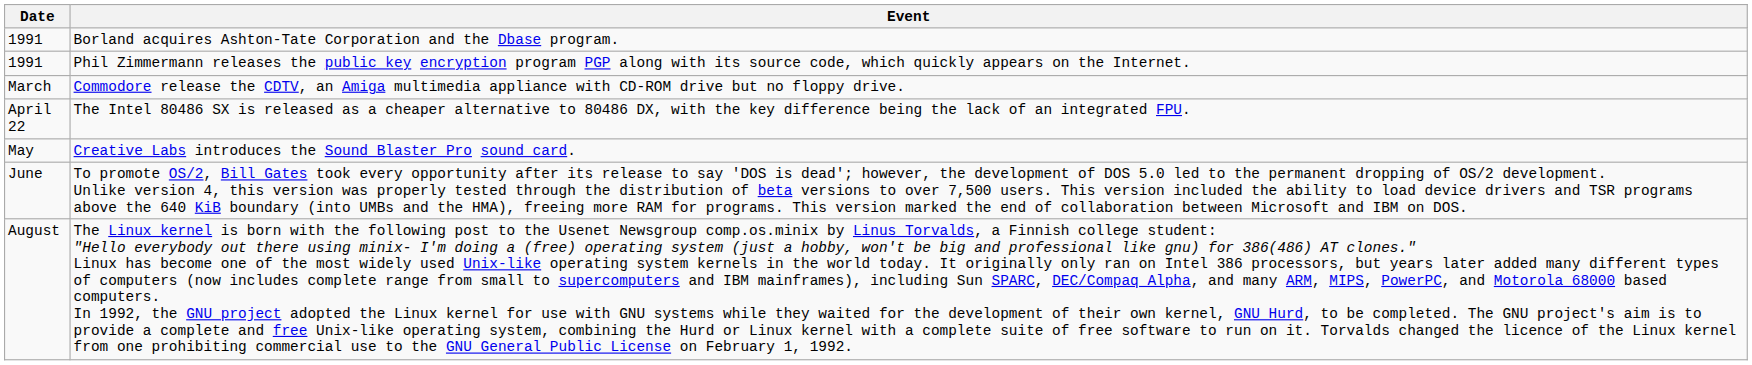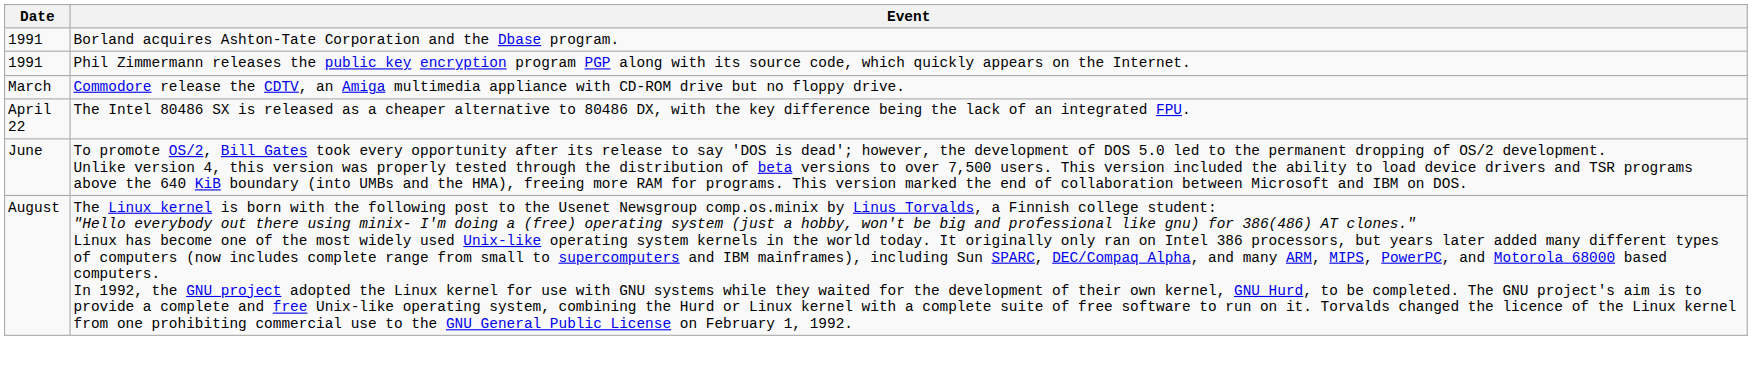- row: (325, 151)
